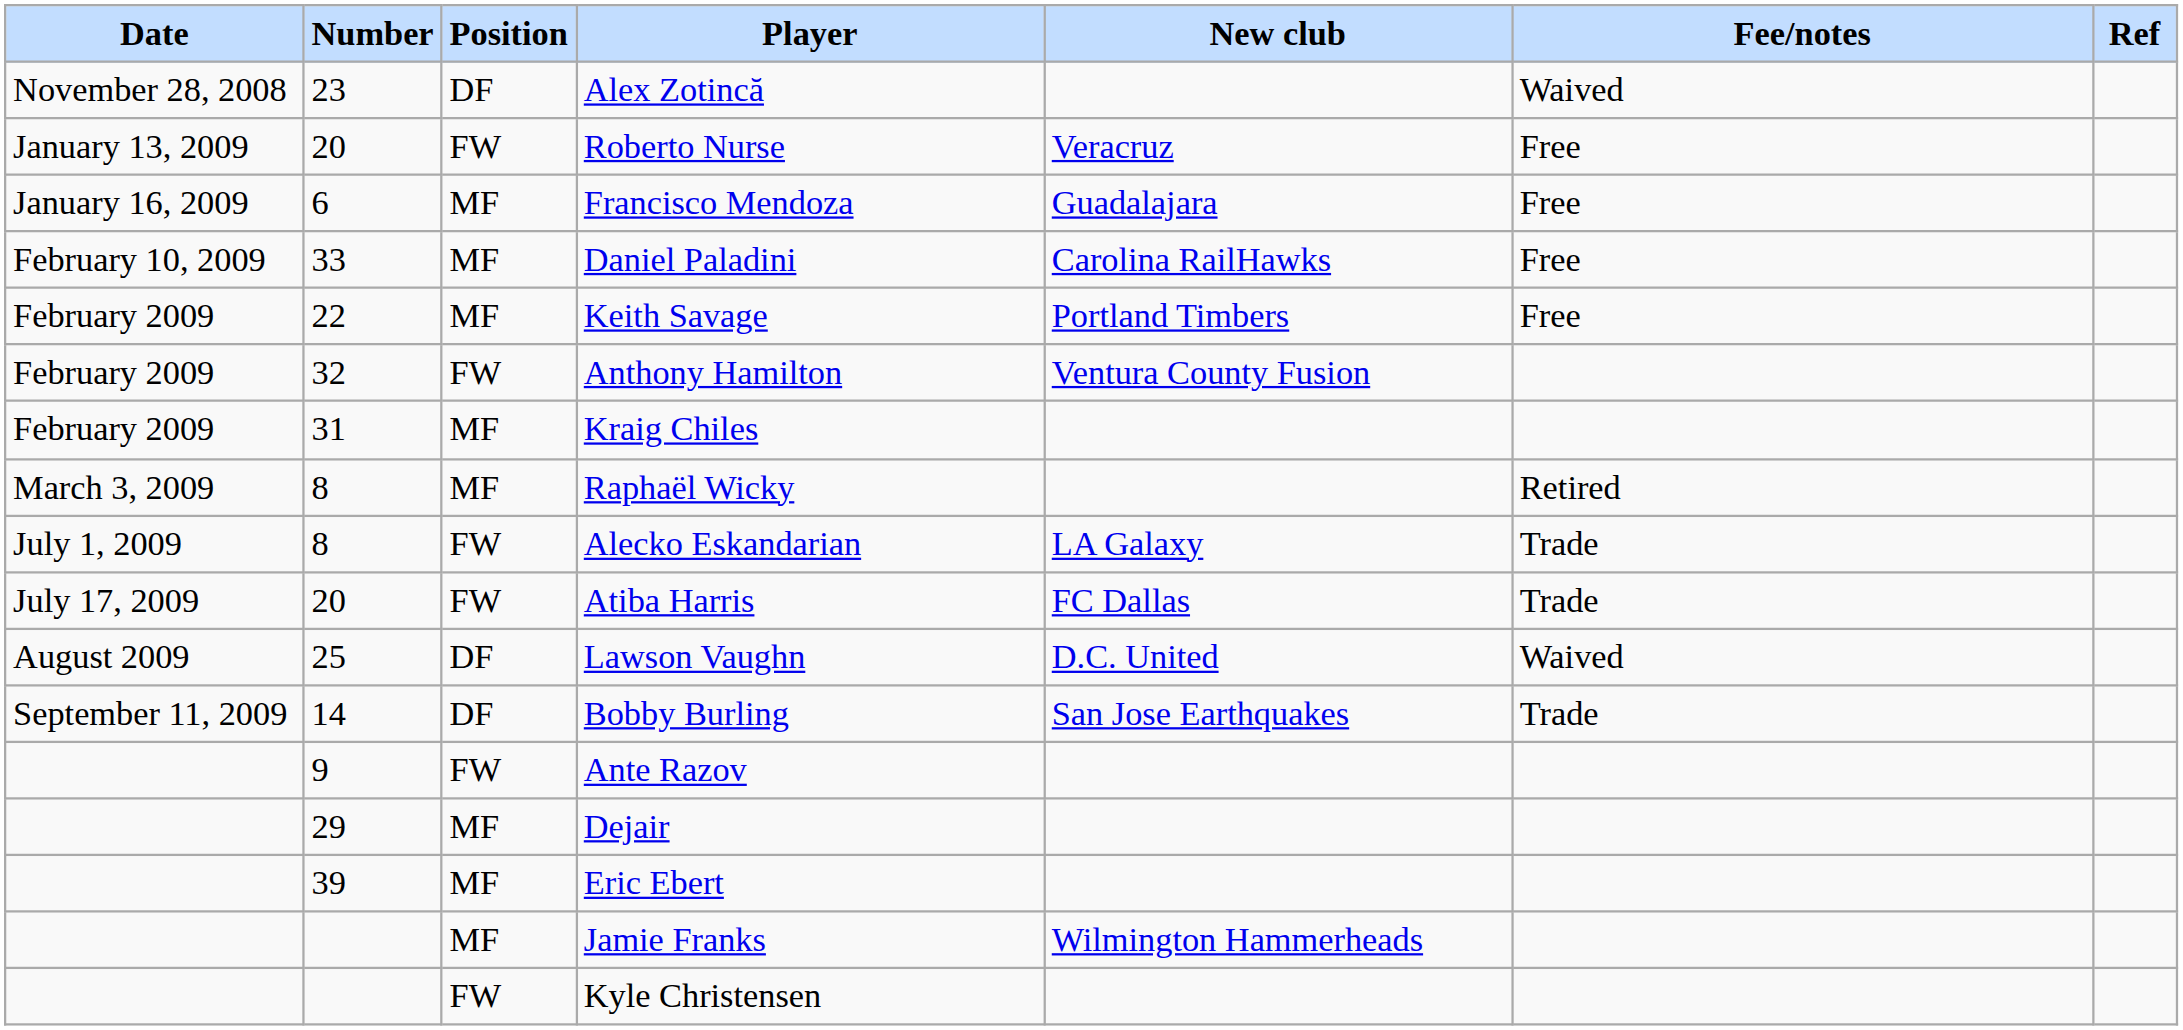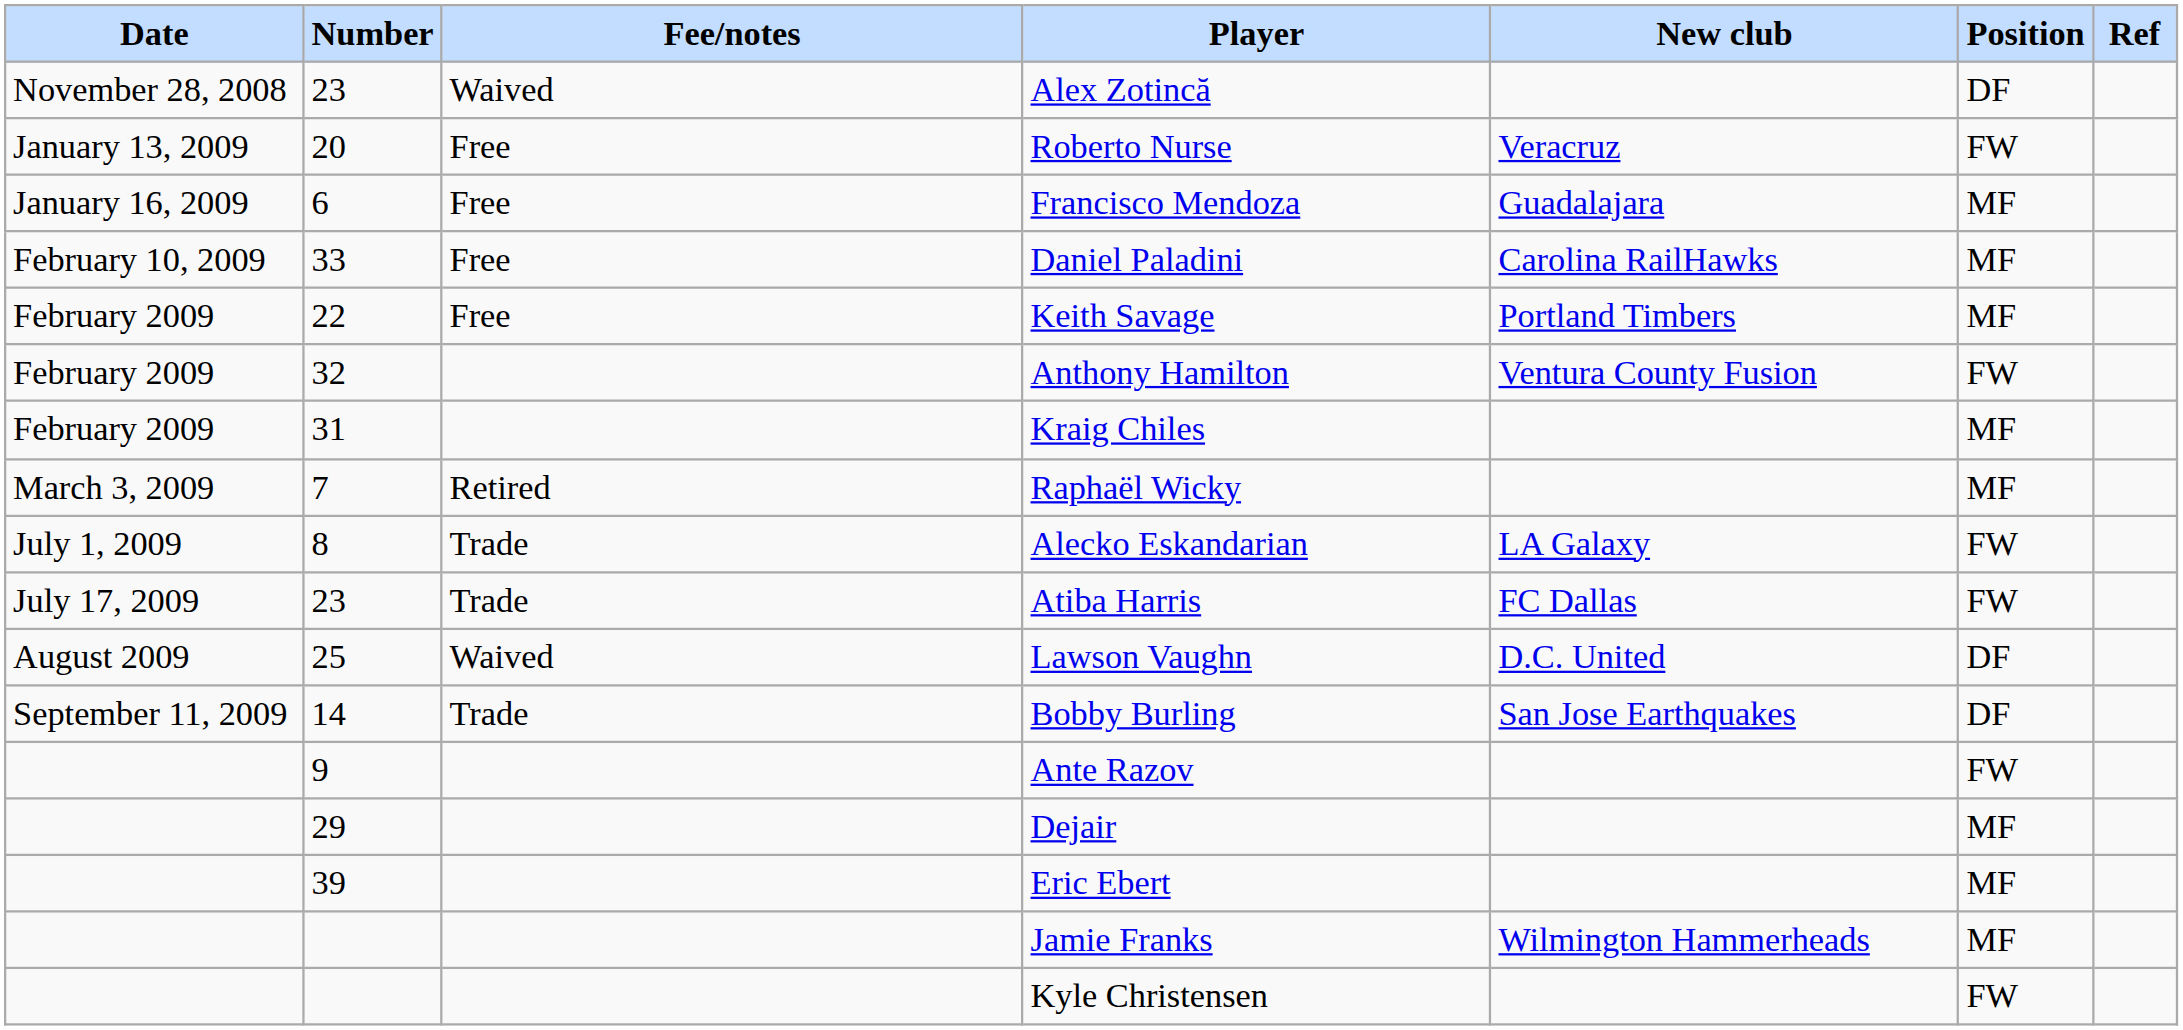columns swapped: (509, 33) <-> (1802, 33)
(320, 486) 8 -> (320, 486) 7
(329, 599) 20 -> (329, 599) 23
